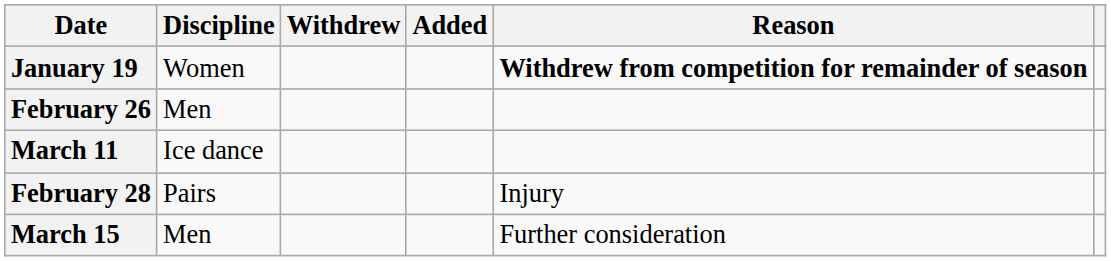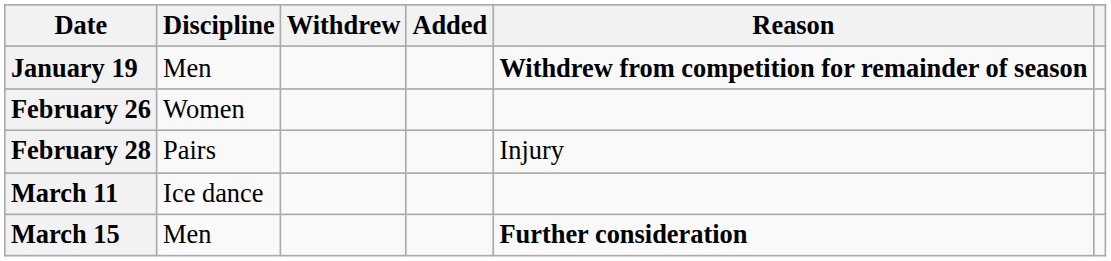(204, 67) Women -> (187, 67) Men
(187, 109) Men -> (204, 109) Women
rows swapped: (81, 192) <-> (65, 151)
(613, 234) normal -> (623, 234) bold
